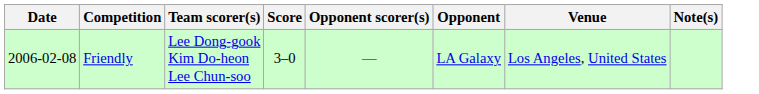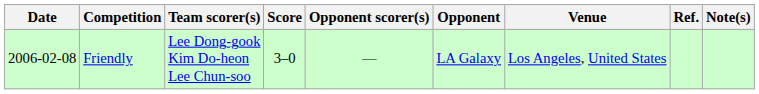+ column: (686, 16)
